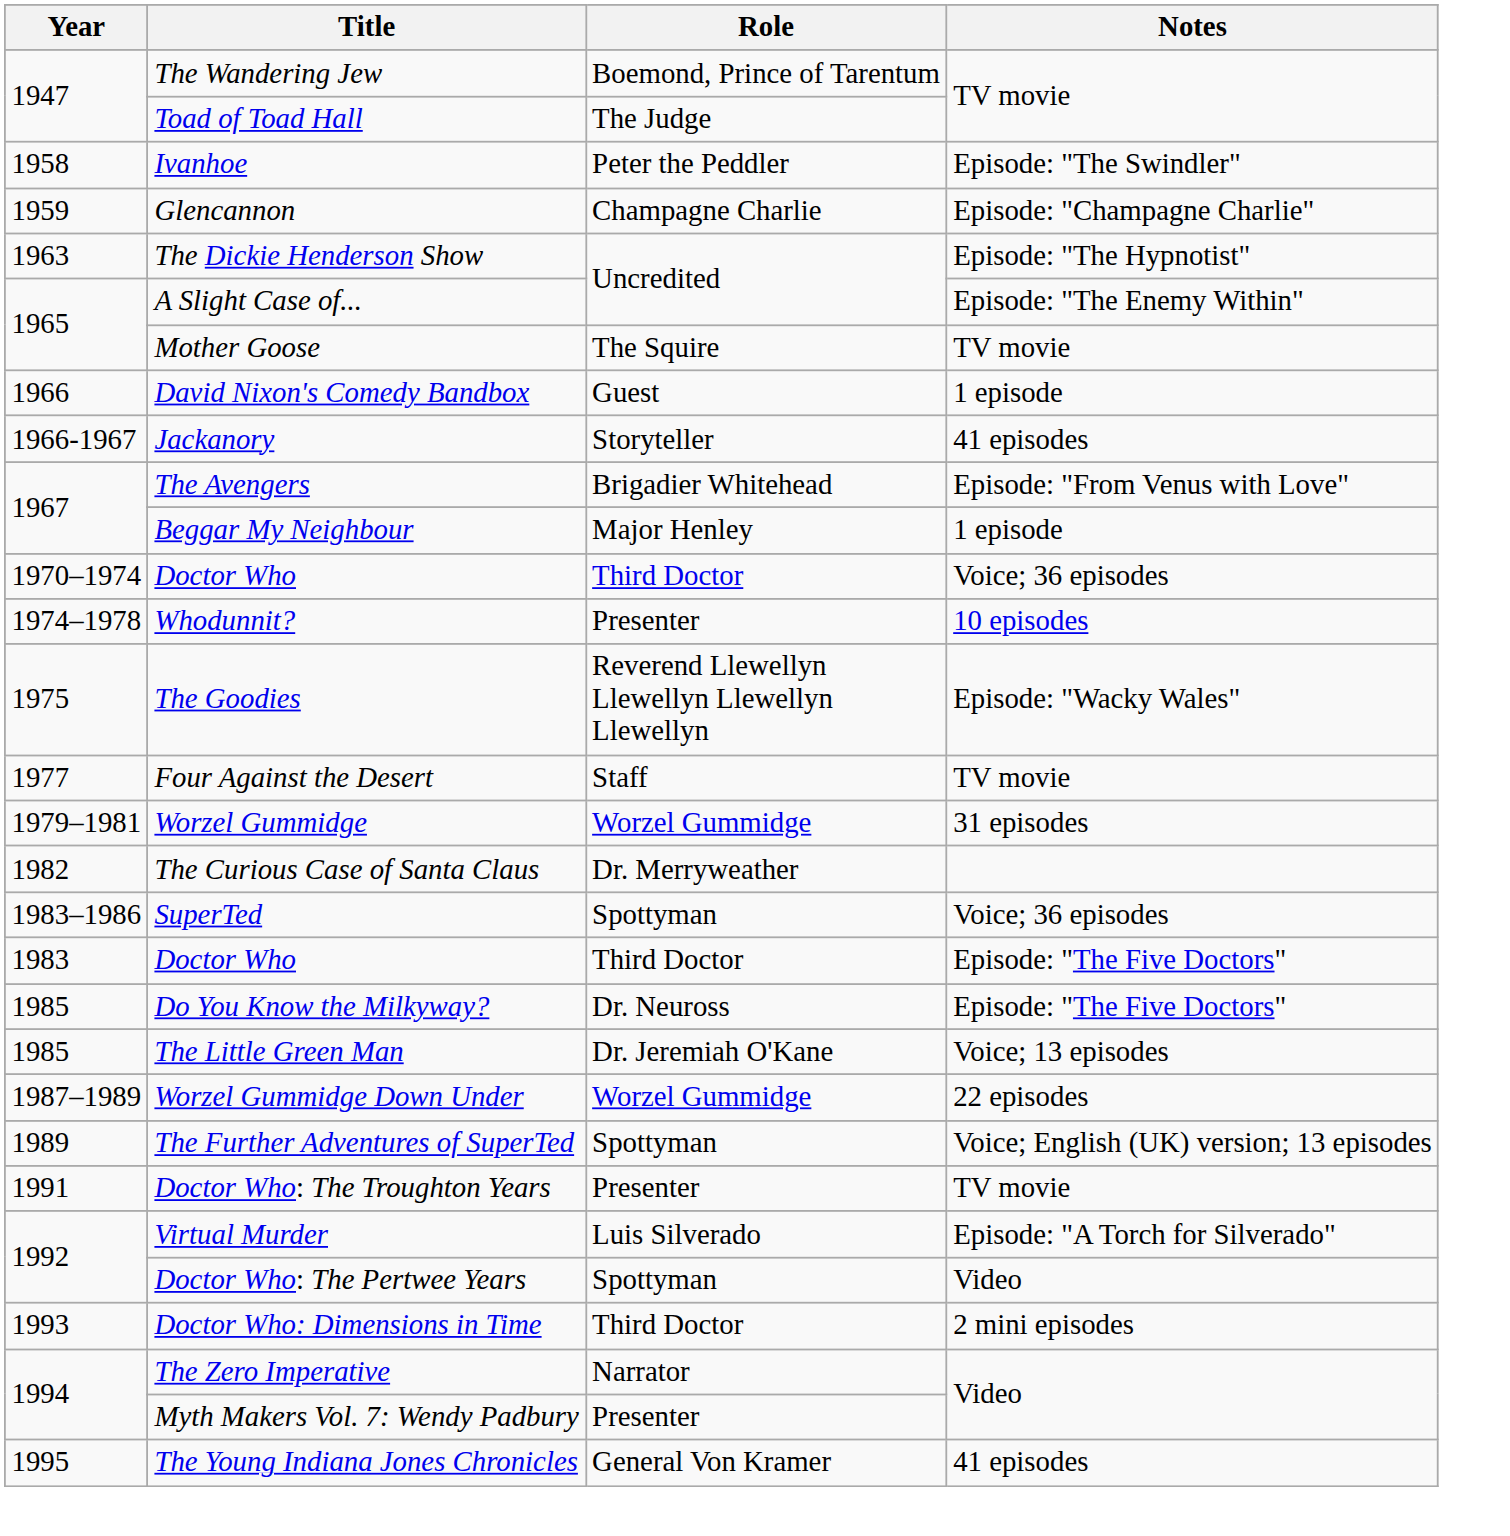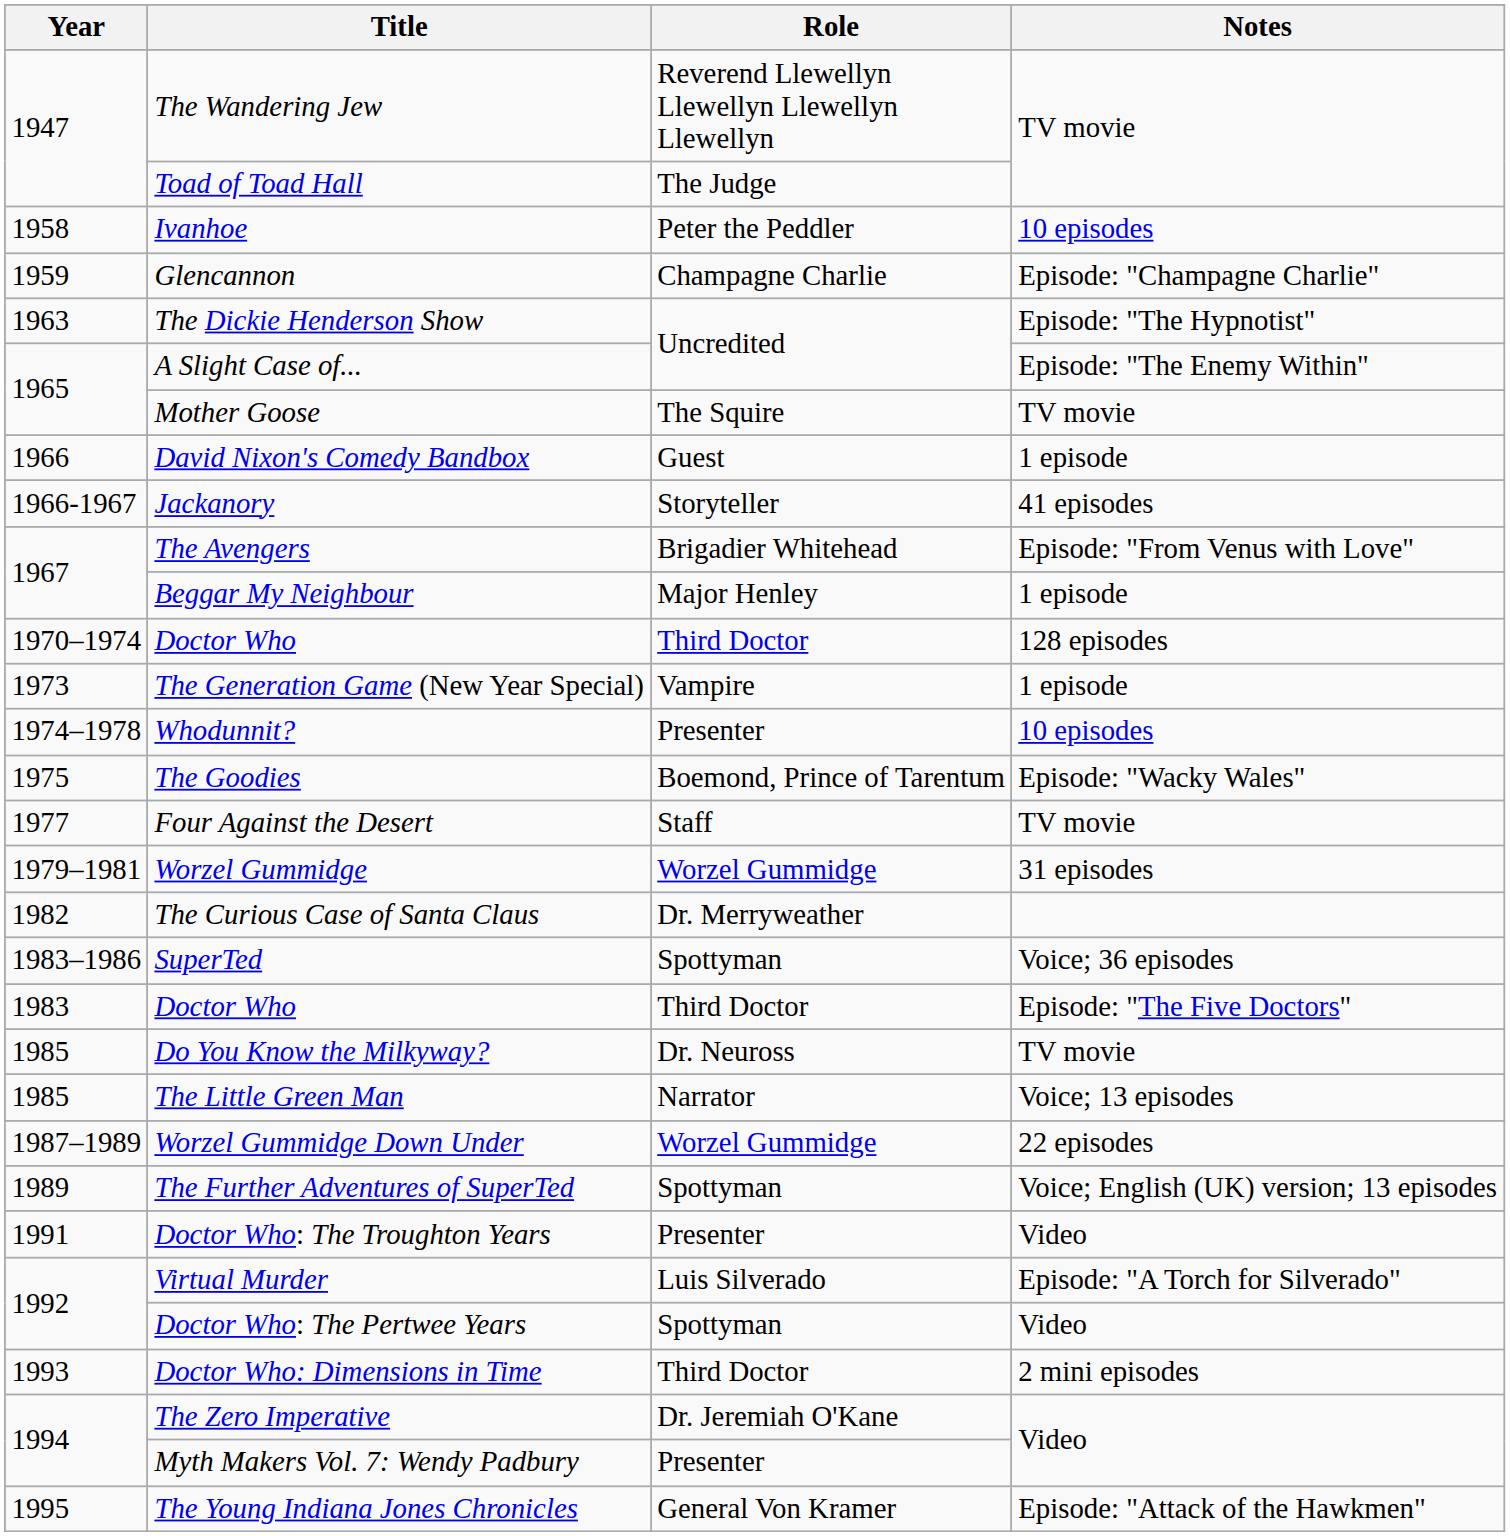(766, 73) Boemond, Prince of Tarentum -> (778, 105) Reverend Llewellyn Llewellyn Llewellyn Llewellyn
(1097, 164) Episode: "The Swindler" -> (1086, 229) 10 episodes
(1061, 575) Voice; 36 episodes -> (1093, 640) 128 episodes
+ row: (40, 685)
(712, 699) Reverend Llewellyn Llewellyn Llewellyn Llewellyn -> (831, 777) Boemond, Prince of Tarentum
(1120, 1005) Episode: "The Five Doctors" -> (1077, 1051) TV movie
(713, 1051) Dr. Jeremiah O'Kane -> (706, 1096) Narrator
(1012, 1188) TV movie -> (1053, 1234) Video
(641, 1371) Narrator -> (778, 1416) Dr. Jeremiah O'Kane
(1021, 1462) 41 episodes -> (1222, 1508) Episode: "Attack of the Hawkmen"
